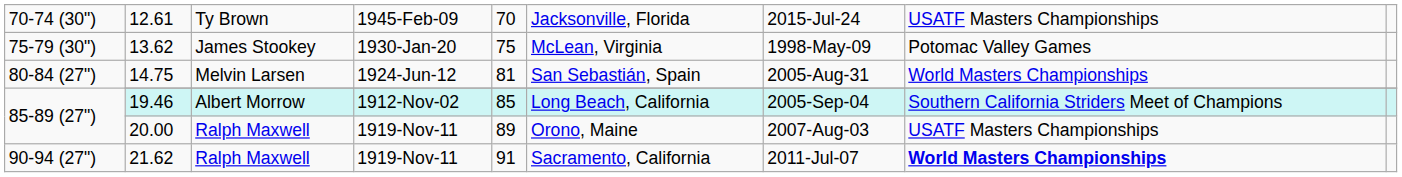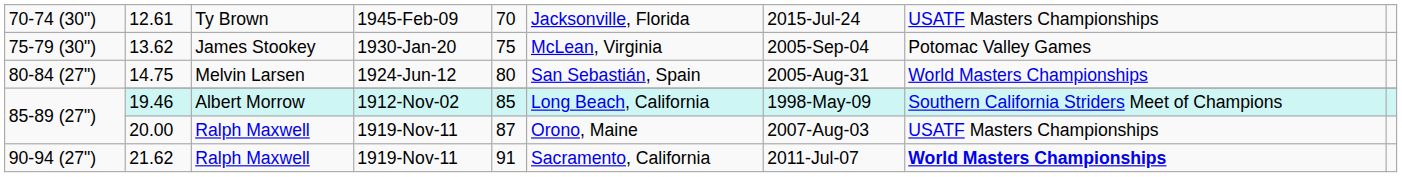(819, 47) 1998-May-09 -> (818, 47) 2005-Sep-04
(506, 75) 81 -> (506, 75) 80
(818, 102) 2005-Sep-04 -> (819, 102) 1998-May-09
(506, 130) 89 -> (506, 130) 87
